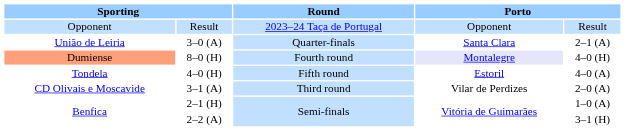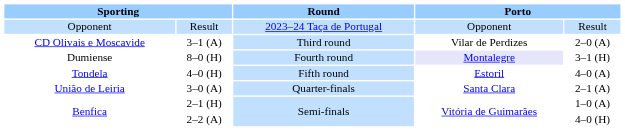rows swapped: (204, 88) <-> (204, 42)
(90, 57) lightsalmon background -> (90, 57) no background
(593, 57) 4–0 (H) -> (593, 57) 3–1 (H)
(593, 119) 3–1 (H) -> (593, 119) 4–0 (H)
